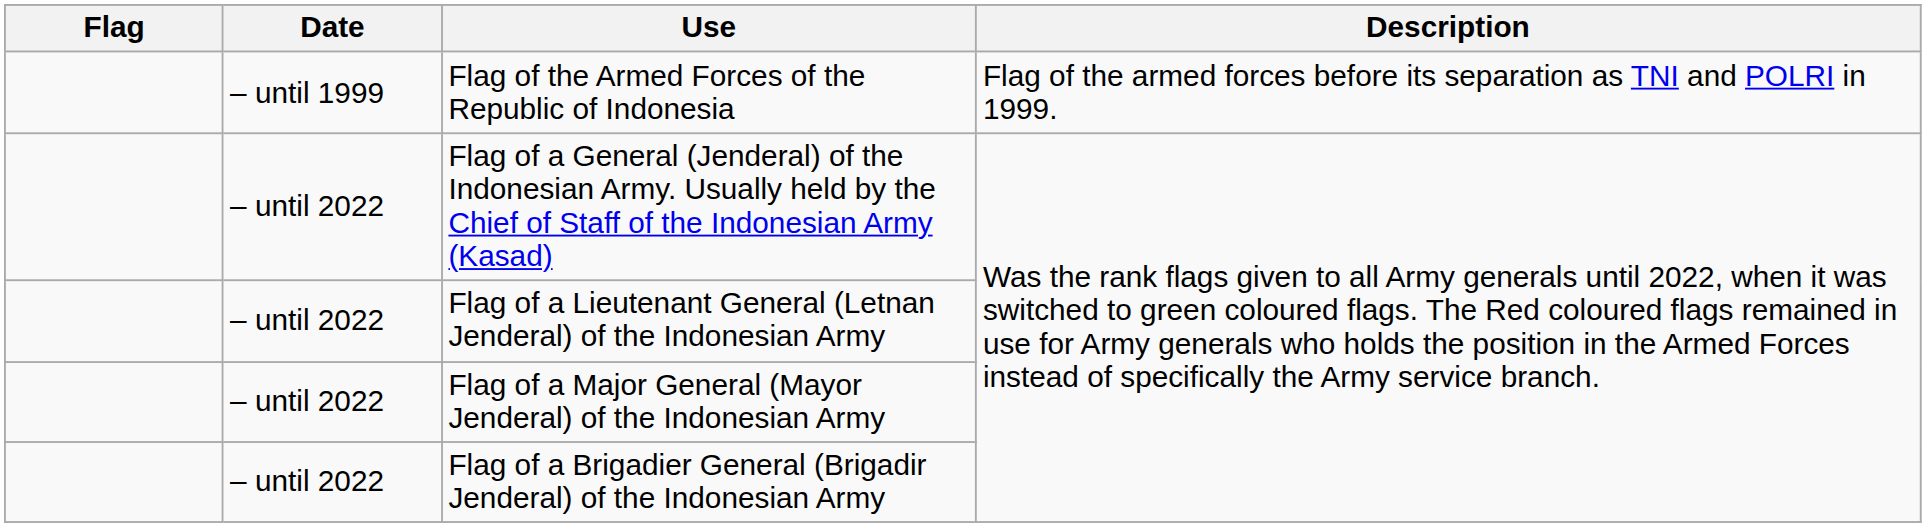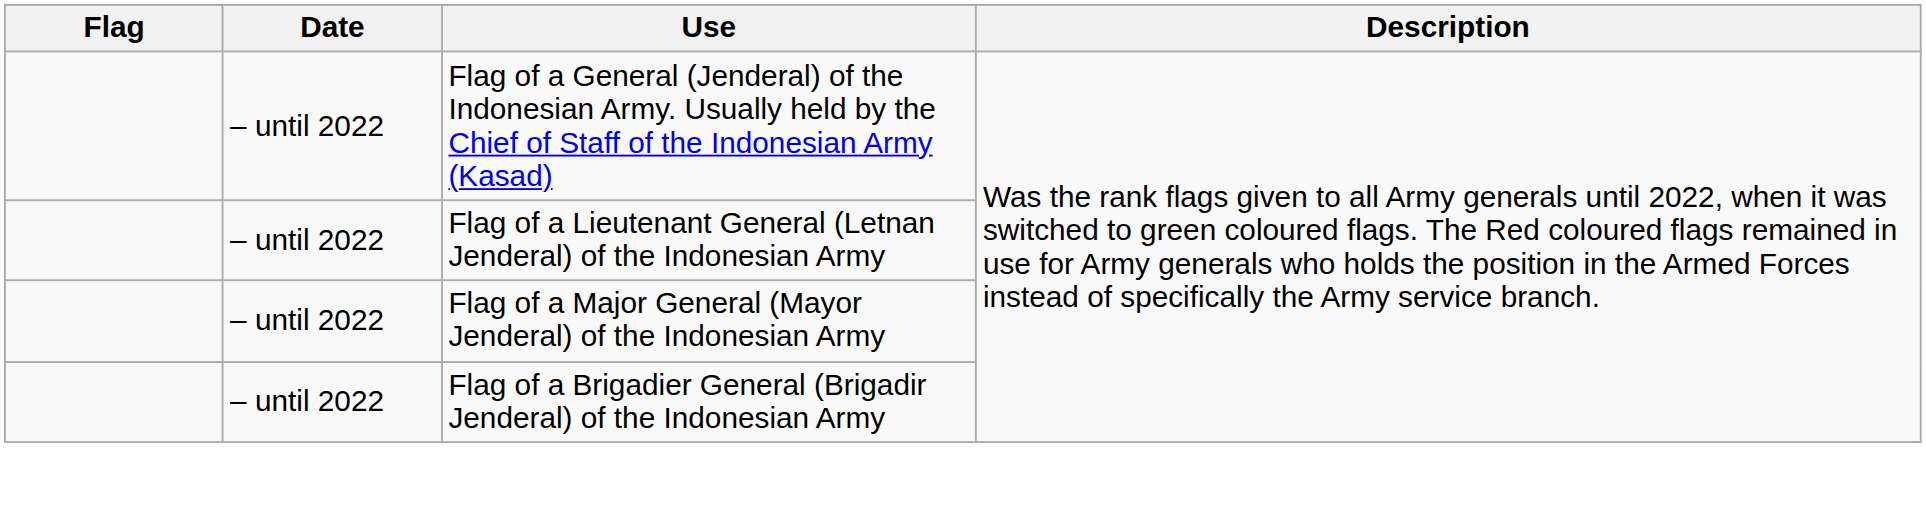- row: (657, 92)
